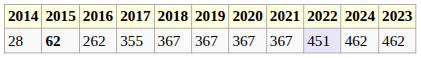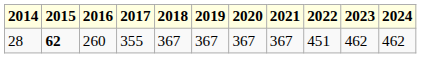columns swapped: (397, 16) <-> (360, 16)
(94, 40) 262 -> (94, 40) 260
(319, 40) lavender background -> (319, 40) no background
